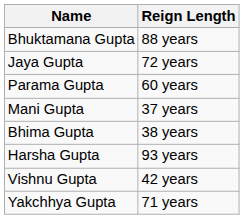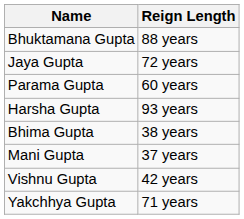rows swapped: (54, 156) <-> (46, 109)
